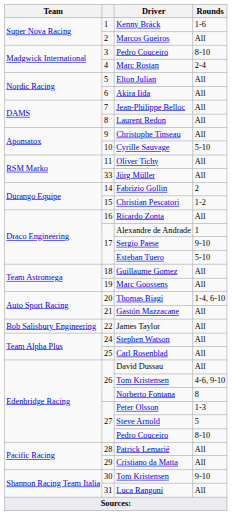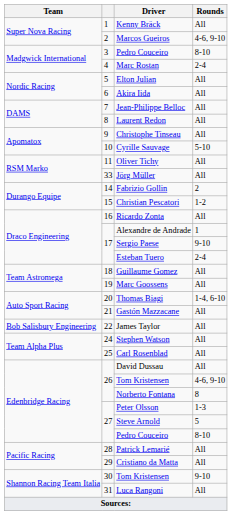(200, 24) 1-6 -> (200, 24) All
(200, 38) All -> (210, 38) 4-6, 9-10
(202, 257) 5-10 -> (200, 257) 2-4
